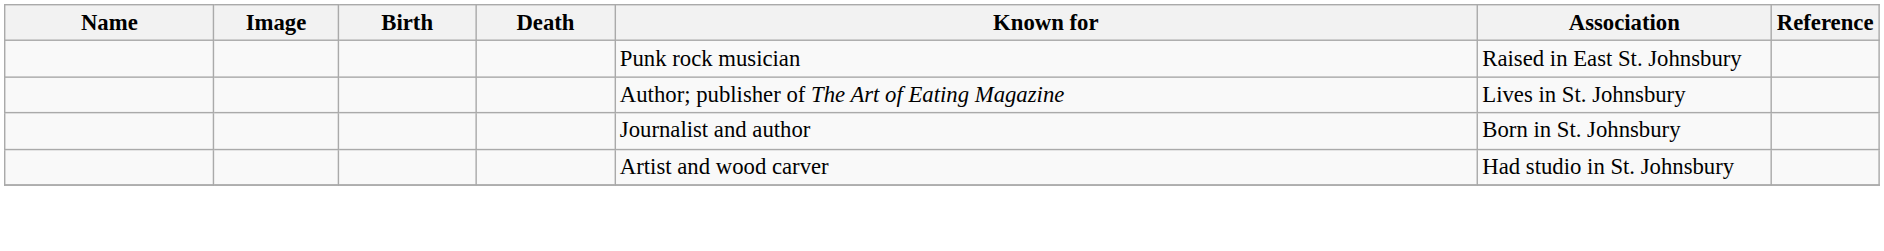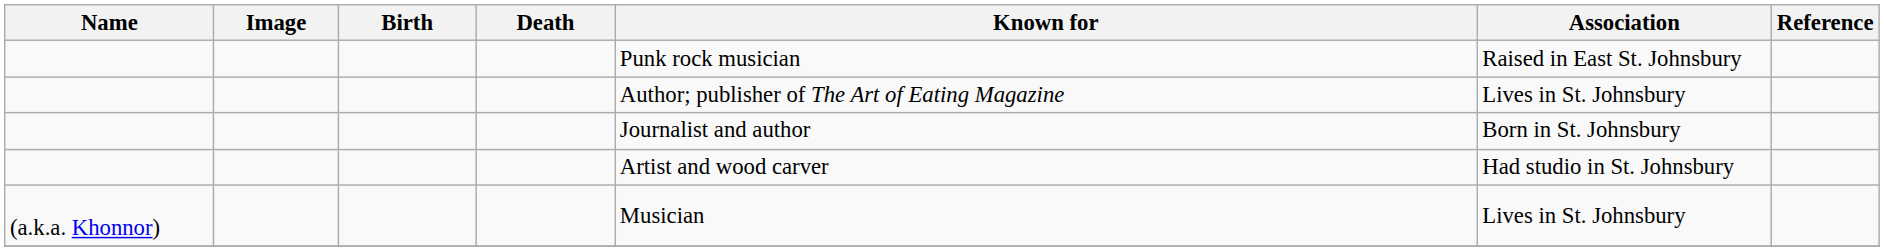+ row: (85, 228)
